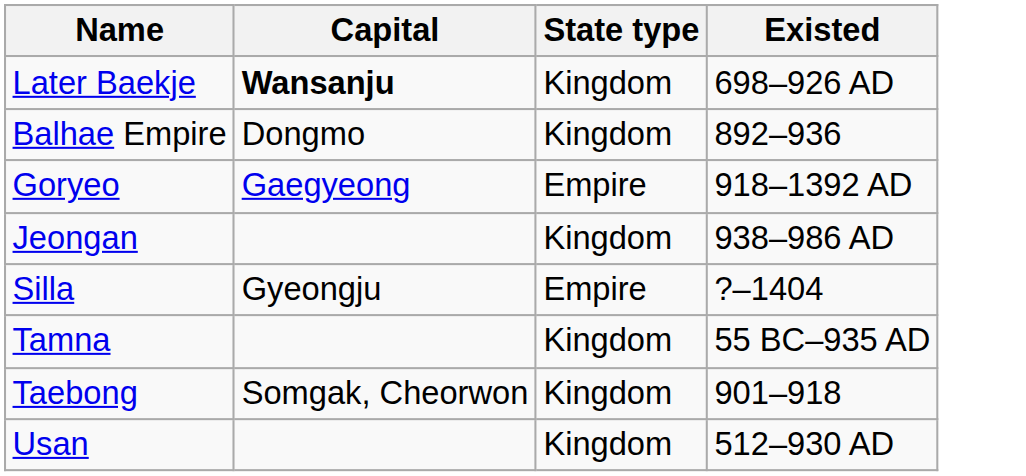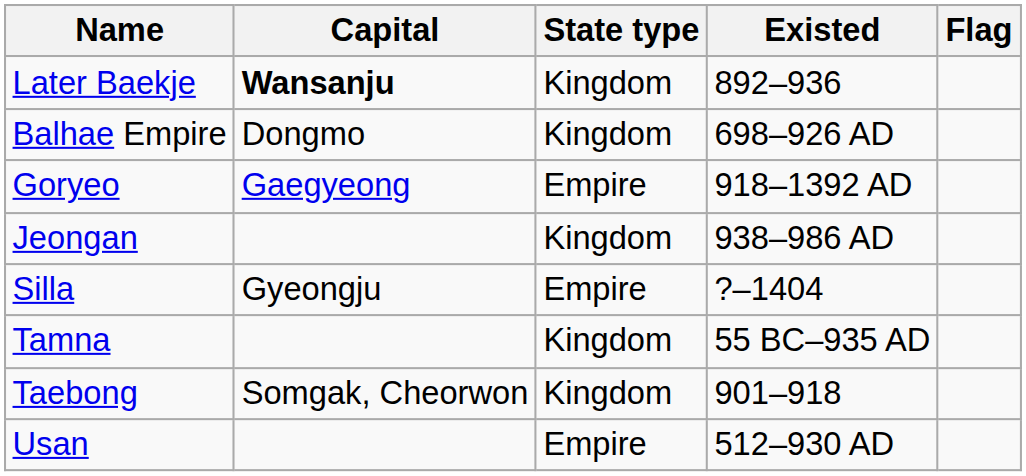+ column: (979, 30)
(804, 82) 698–926 AD -> (778, 82) 892–936
(778, 133) 892–936 -> (804, 133) 698–926 AD
(608, 444) Kingdom -> (595, 444) Empire
